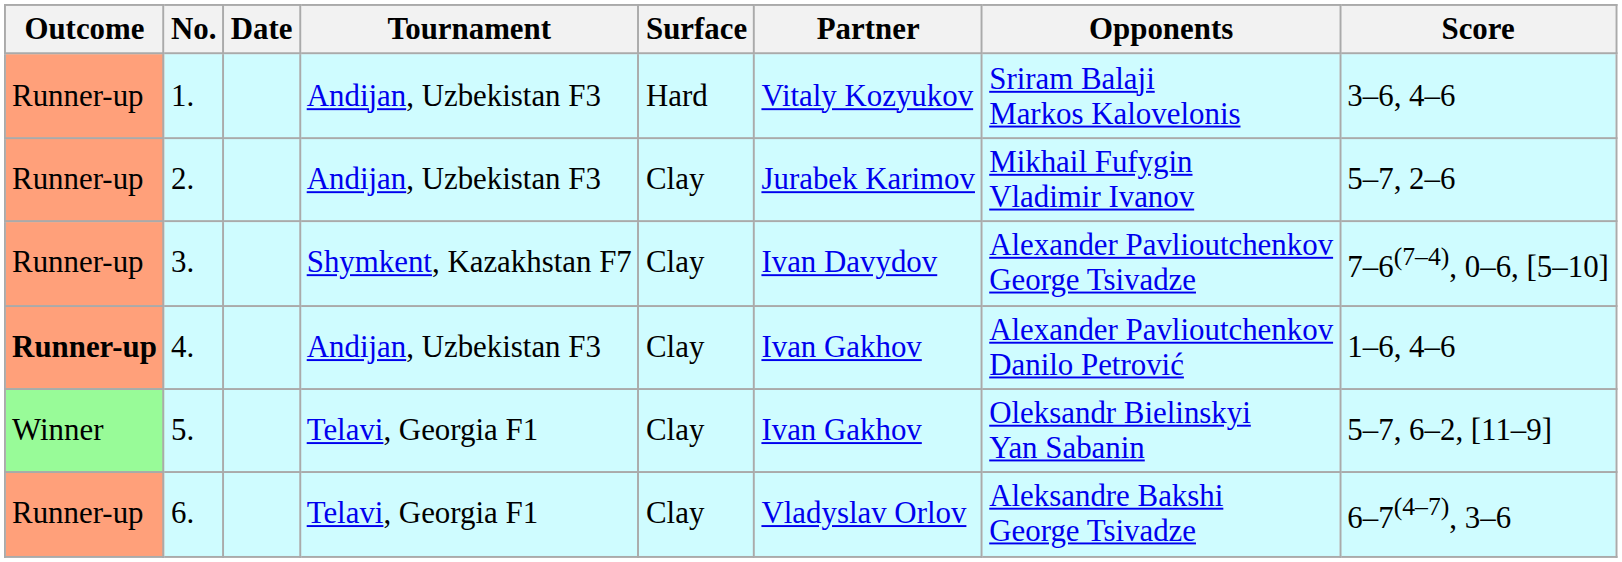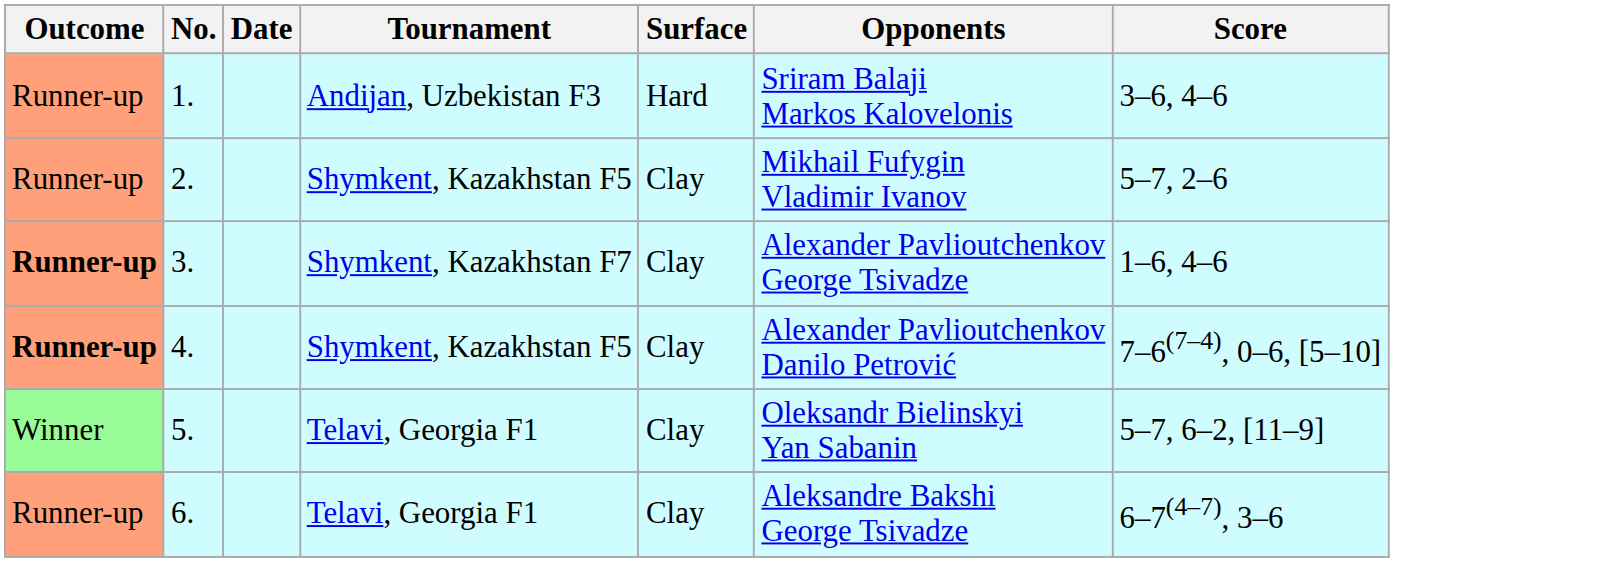- column: (868, 28)
(454, 179) Andijan, Uzbekistan F3 -> (469, 179) Shymkent, Kazakhstan F5
(78, 262) normal -> (84, 262) bold
(1478, 262) 7–6(7–4), 0–6, [5–10] -> (1174, 262) 1–6, 4–6
(454, 346) Andijan, Uzbekistan F3 -> (469, 346) Shymkent, Kazakhstan F5
(1401, 346) 1–6, 4–6 -> (1250, 346) 7–6(7–4), 0–6, [5–10]
